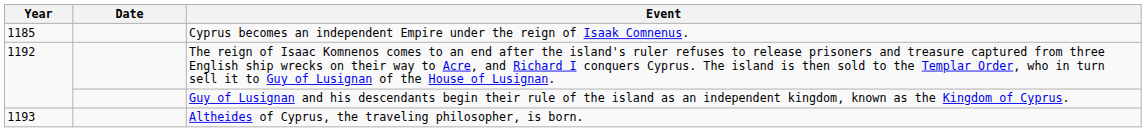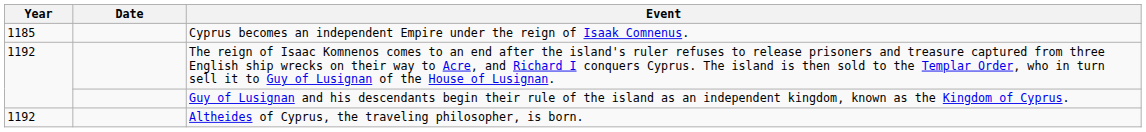(21, 117) 1193 -> (21, 117) 1192
